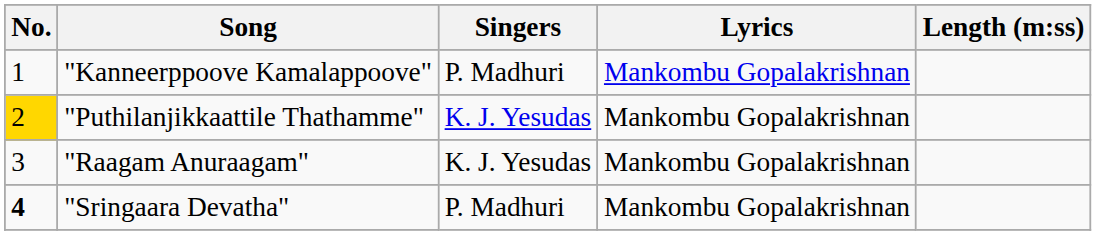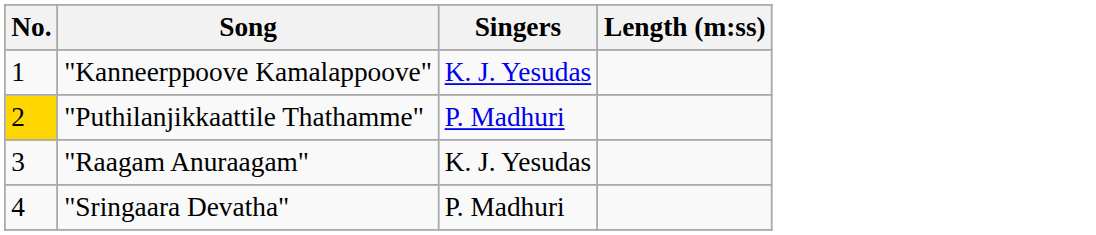- column: (757, 27)
(505, 72) P. Madhuri -> (518, 72) K. J. Yesudas
(518, 117) K. J. Yesudas -> (505, 117) P. Madhuri
(18, 207) bold -> (18, 207) normal
